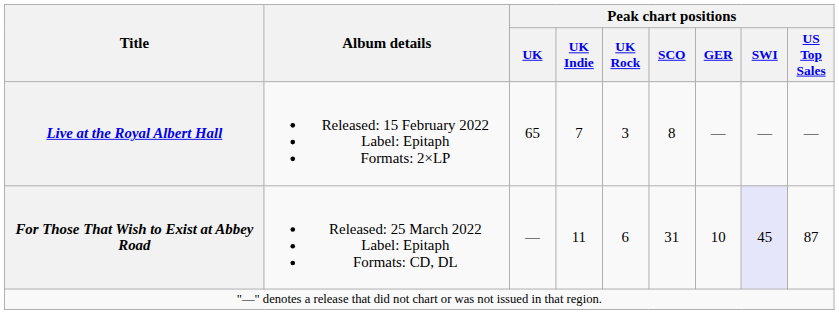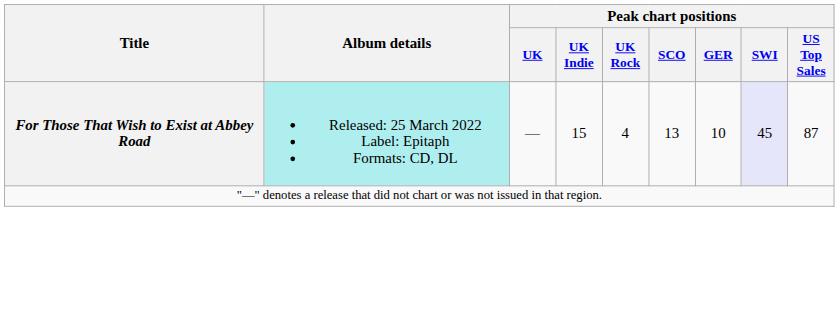- row: (134, 133)
(387, 246) no background -> (387, 142) paleturquoise background
(579, 237) 11 -> (579, 133) 15
(625, 237) 6 -> (625, 133) 4
(672, 237) 31 -> (672, 133) 13
